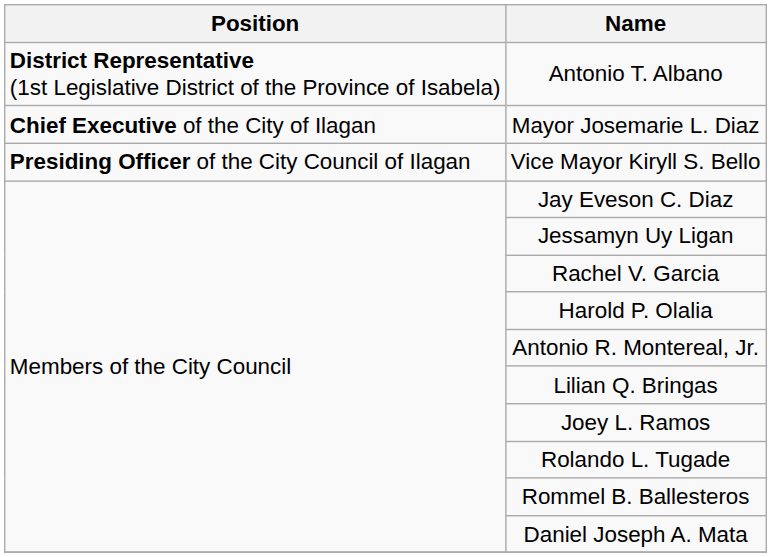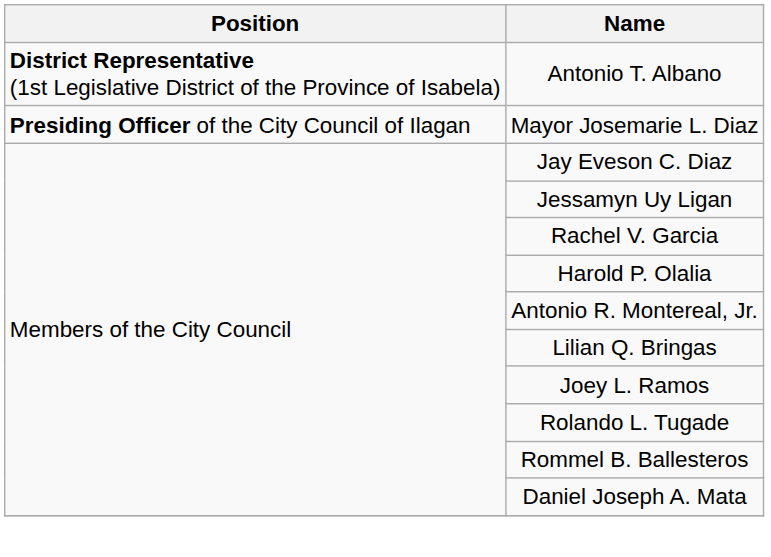(193, 124) Chief Executive of the City of Ilagan -> (240, 124) Presiding Officer of the City Council of Ilagan
- row: (636, 162)
